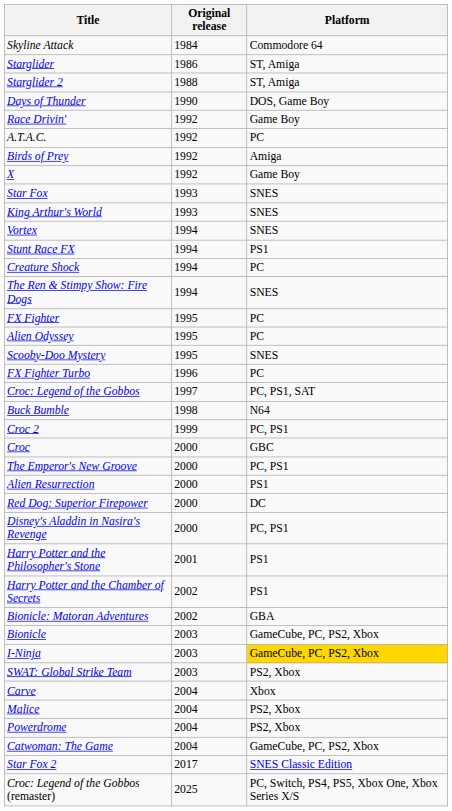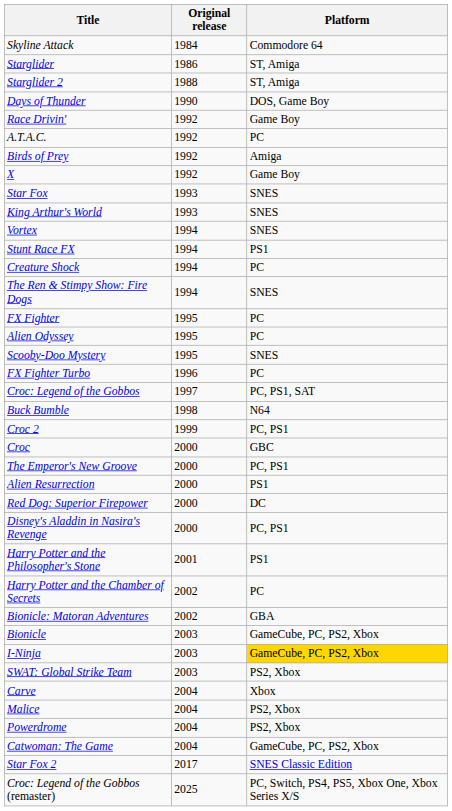(259, 591) PS1 -> (257, 591) PC
